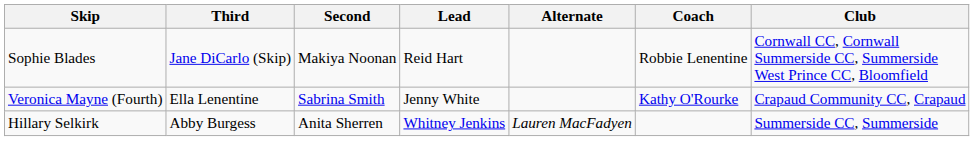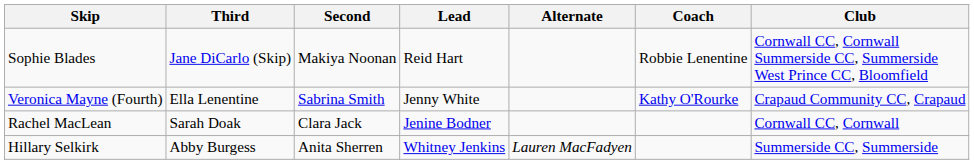+ row: (60, 123)
